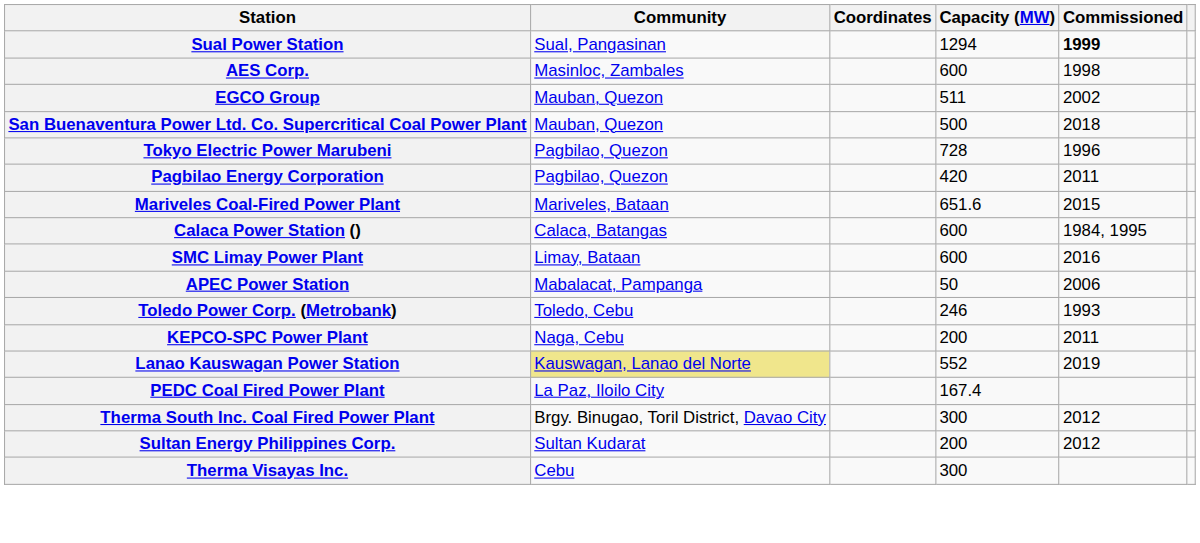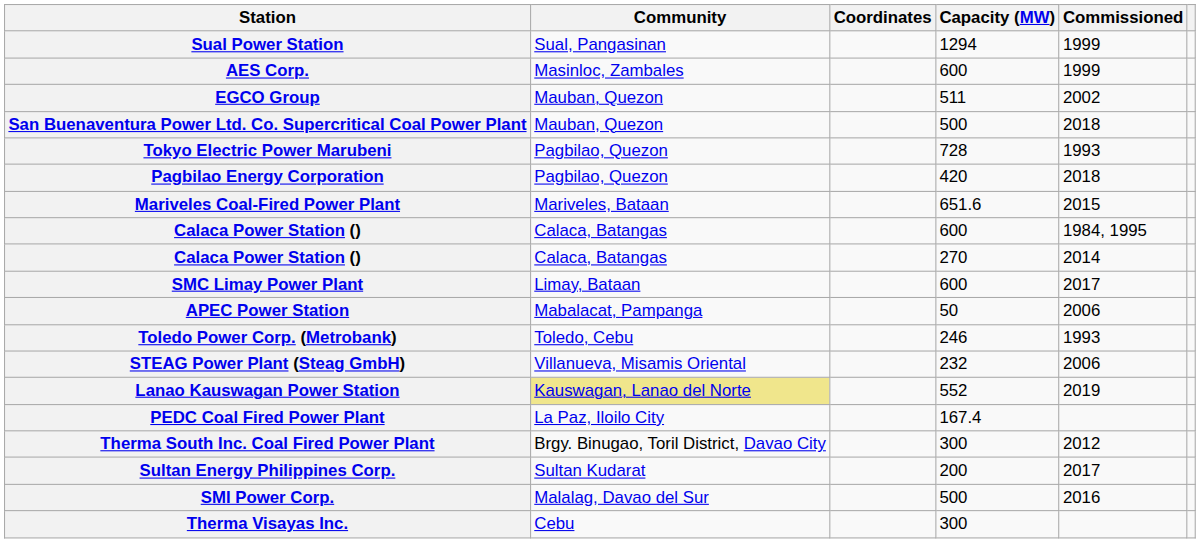(1082, 44) bold -> (1082, 44) normal
(1082, 71) 1998 -> (1082, 71) 1999
(1082, 151) 1996 -> (1082, 151) 1993
(1081, 177) 2011 -> (1082, 177) 2018
+ row: (267, 257)
(1082, 257) 2016 -> (1082, 284) 2017
- row: (267, 337)
+ row: (267, 364)
(1082, 444) 2012 -> (1082, 470) 2017
+ row: (267, 497)
